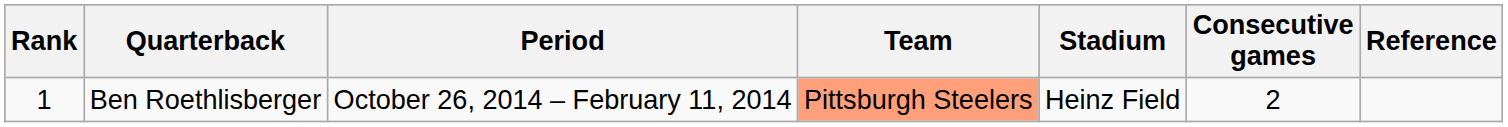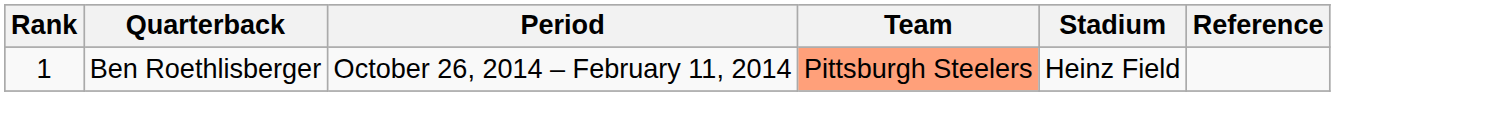- column: (1273, 41)
